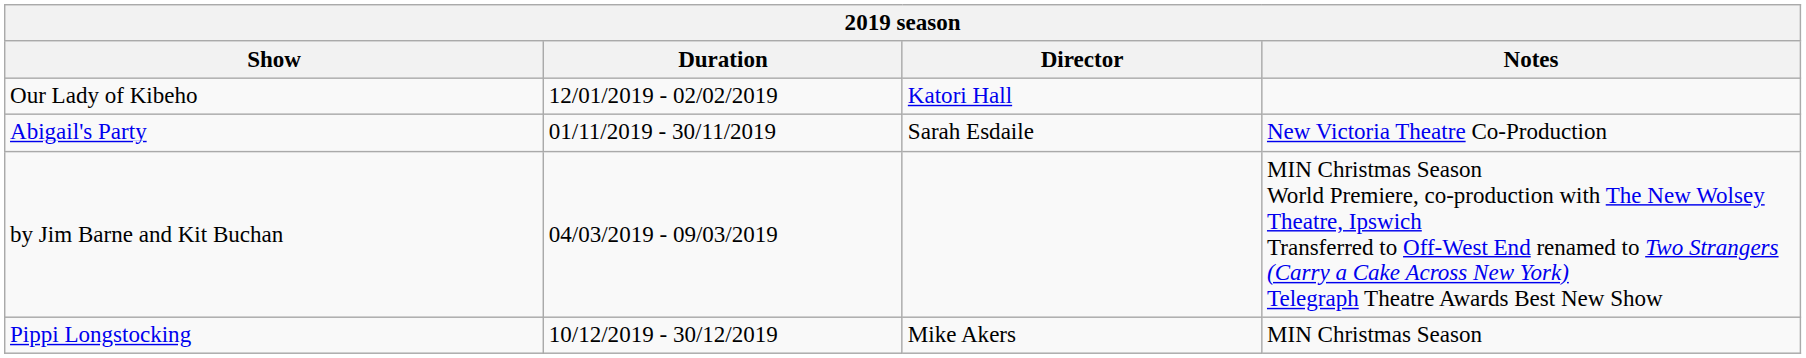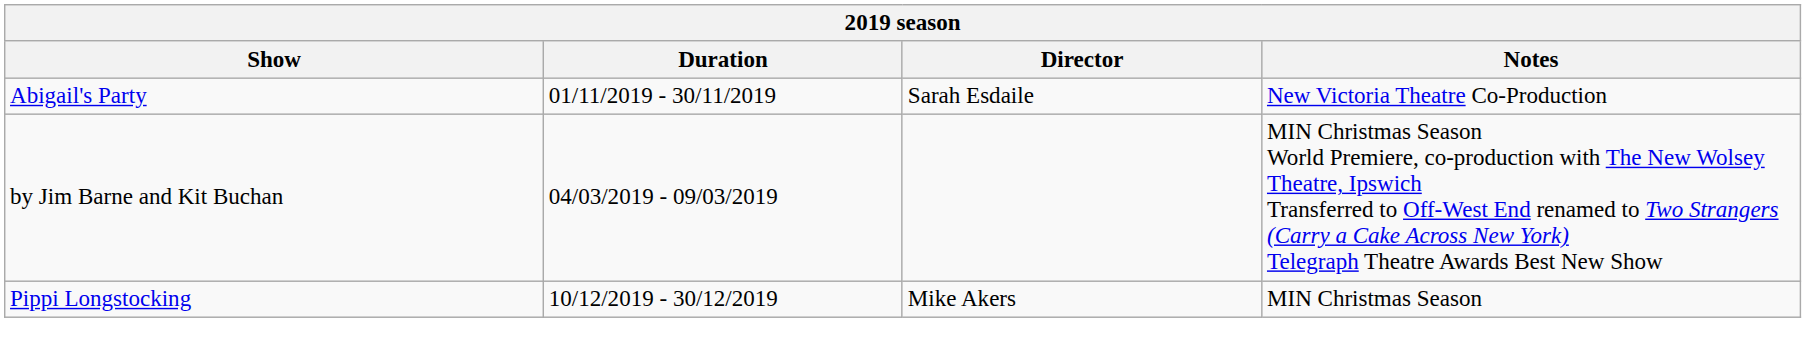- row: (104, 95)
